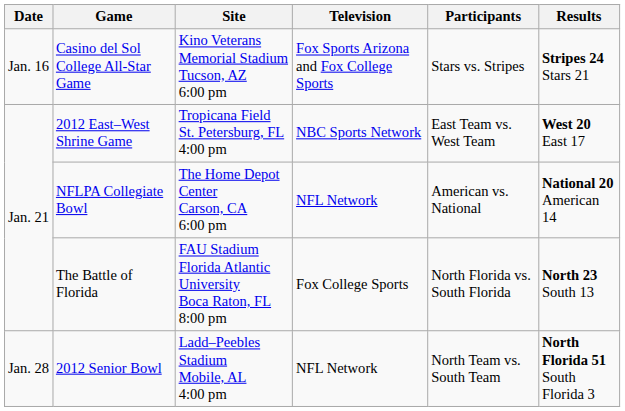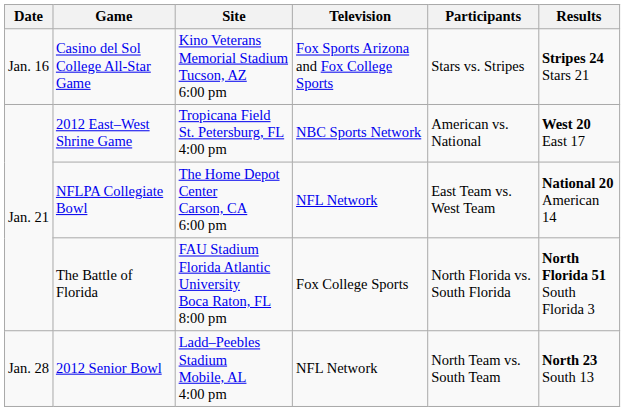(471, 133) East Team vs. West Team -> (470, 133) American vs. National
(470, 200) American vs. National -> (471, 200) East Team vs. West Team
(570, 284) North 23 South 13 -> (574, 284) North Florida 51 South Florida 3
(574, 368) North Florida 51 South Florida 3 -> (570, 368) North 23 South 13
